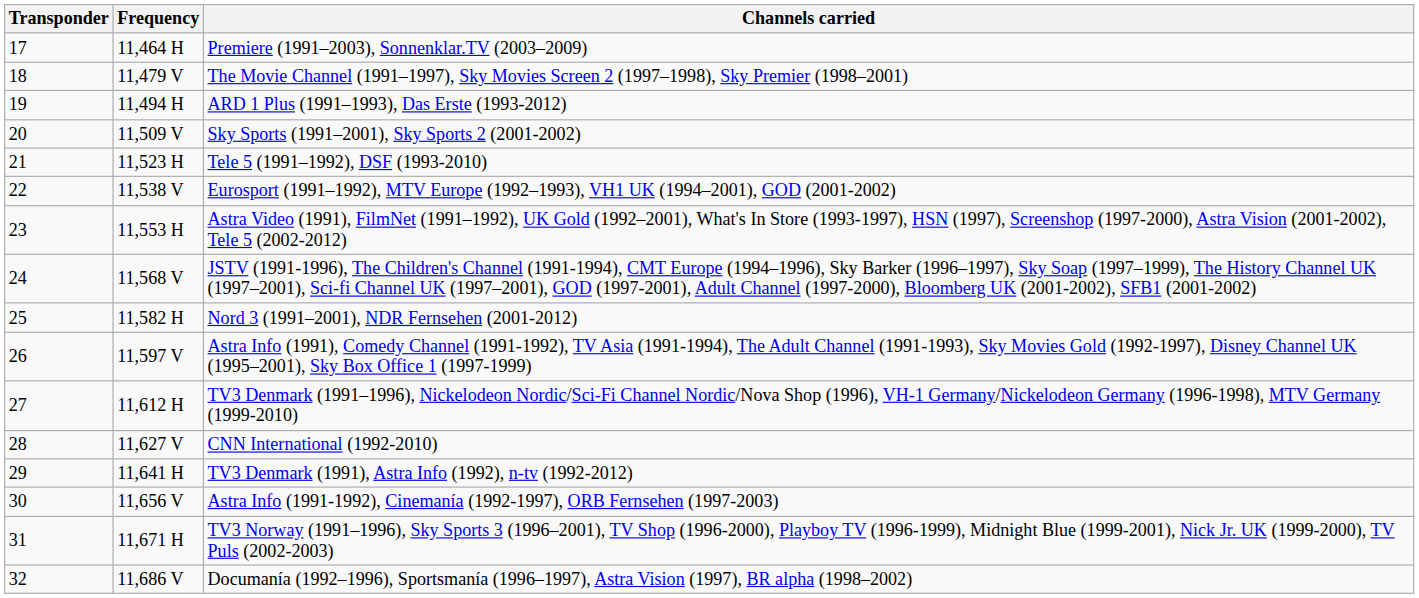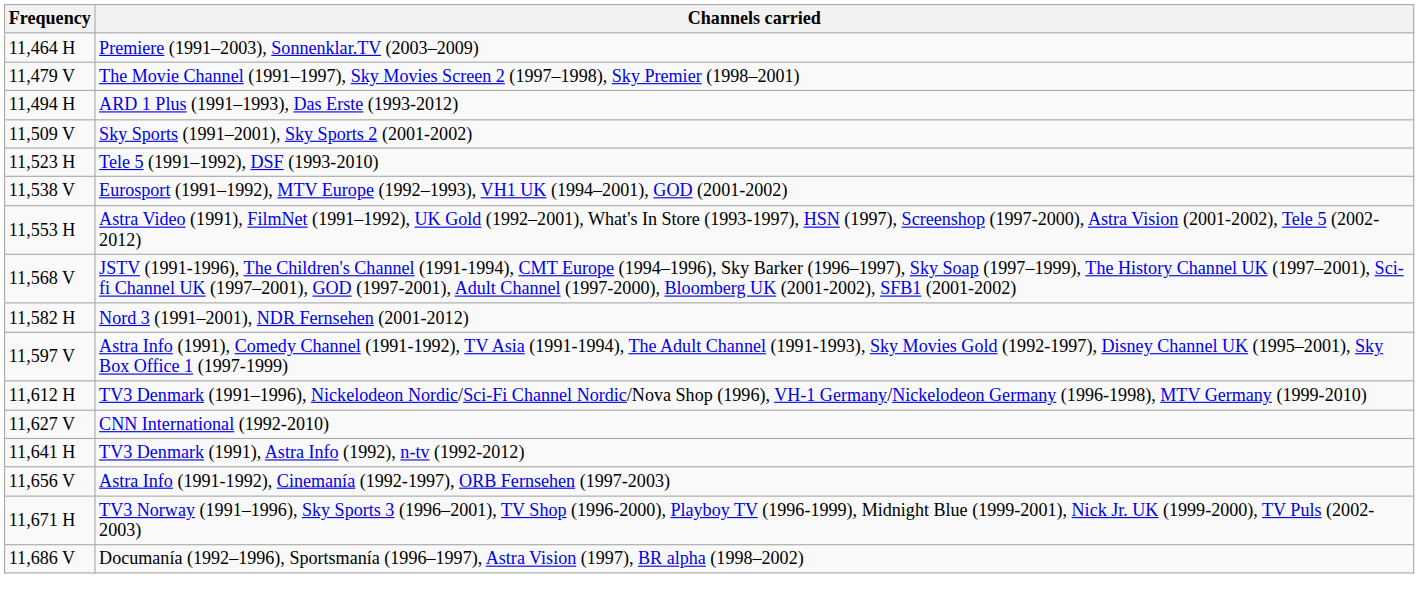- column: (59, 18)
